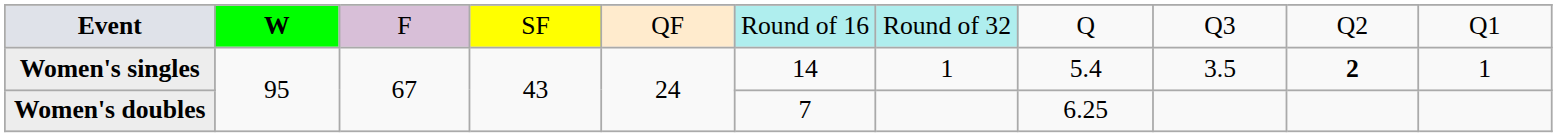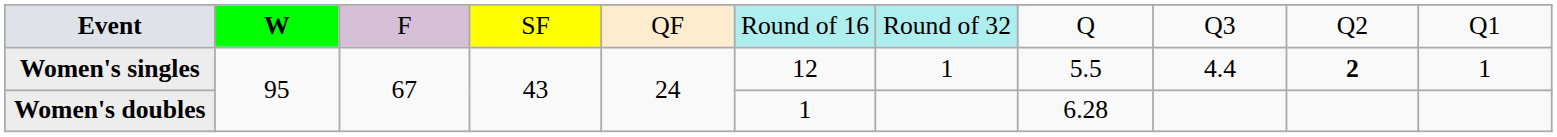(805, 68) 14 -> (805, 68) 12
(1086, 68) 5.4 -> (1086, 68) 5.5
(1220, 68) 3.5 -> (1220, 68) 4.4
(805, 110) 7 -> (805, 110) 1
(1086, 110) 6.25 -> (1086, 110) 6.28
